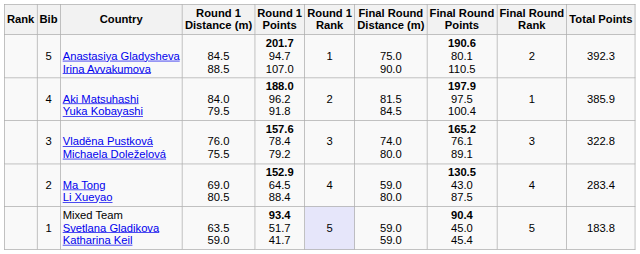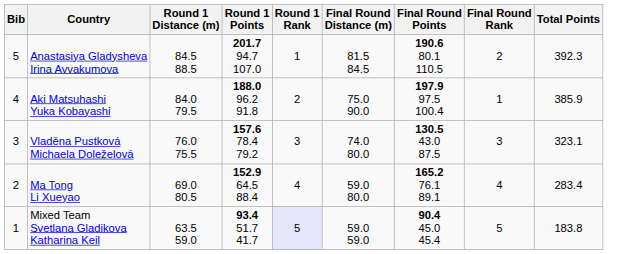- column: (21, 19)
(391, 62) 75.0 90.0 -> (358, 62) 81.5 84.5
(391, 105) 81.5 84.5 -> (358, 105) 75.0 90.0
(462, 142) 165.2 76.1 89.1 -> (429, 142) 130.5 43.0 87.5
(601, 142) 322.8 -> (568, 142) 323.1
(462, 185) 130.5 43.0 87.5 -> (429, 185) 165.2 76.1 89.1
